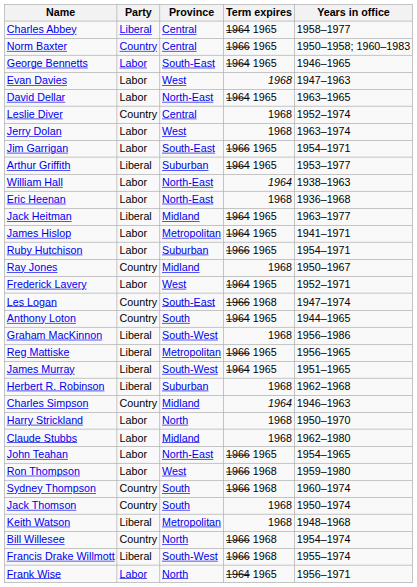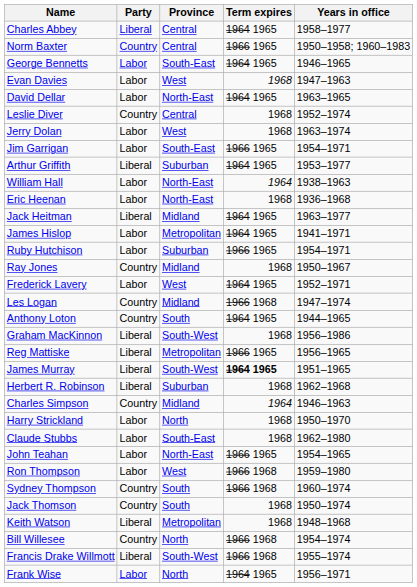(189, 302) South-East -> (181, 302) Midland
(251, 370) normal -> (251, 370) bold
(181, 438) Midland -> (189, 438) South-East
